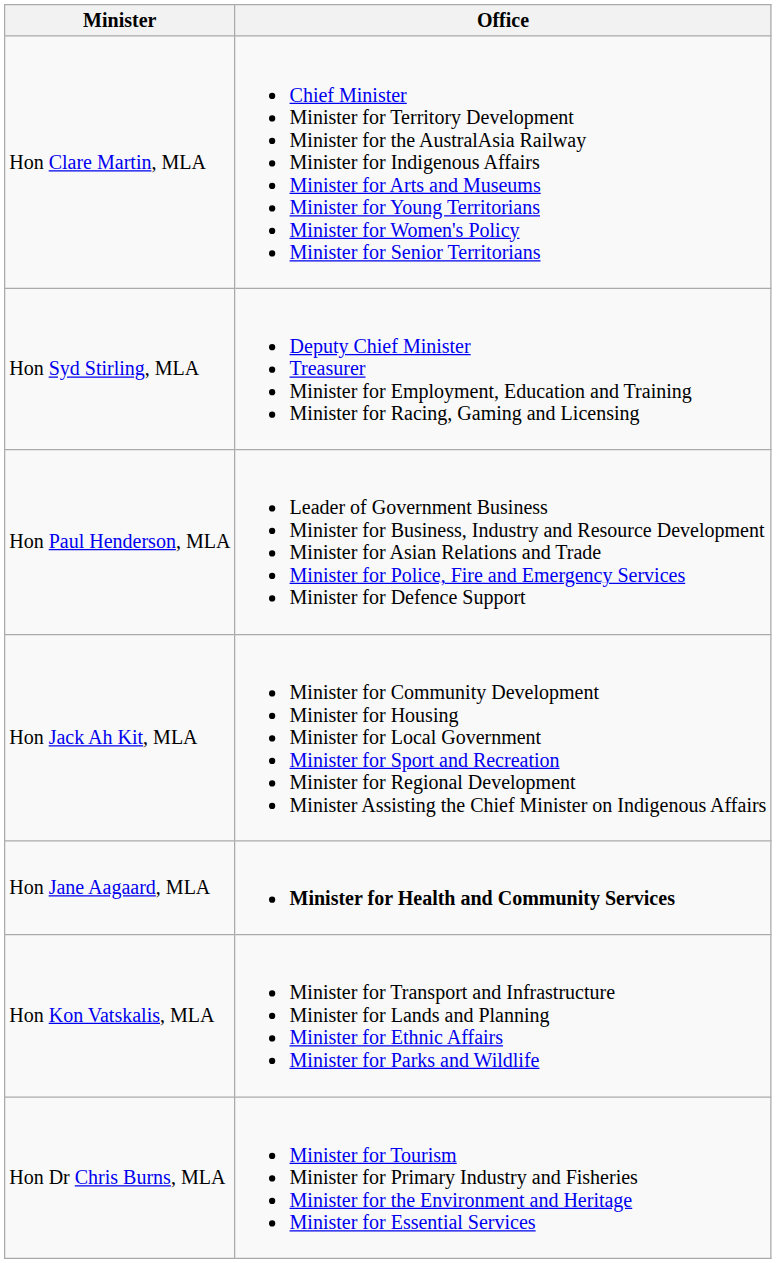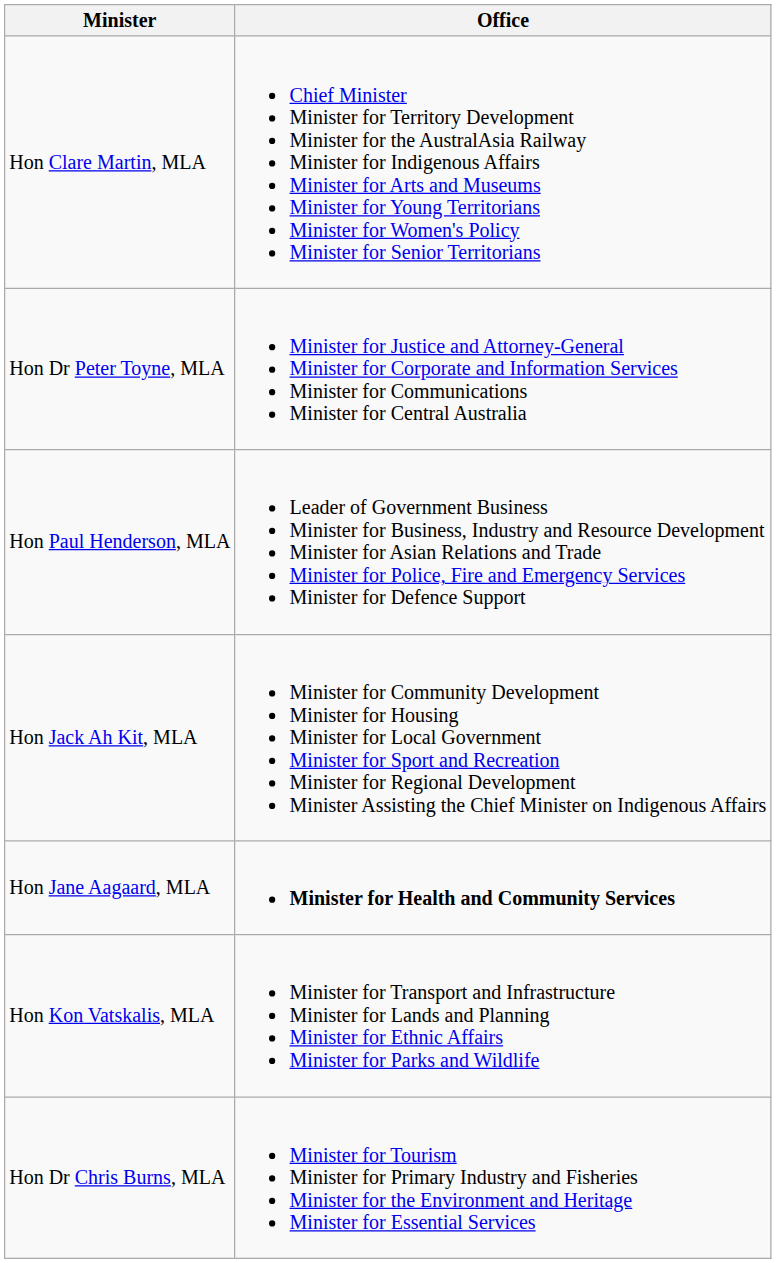- row: (104, 368)
+ row: (117, 368)
